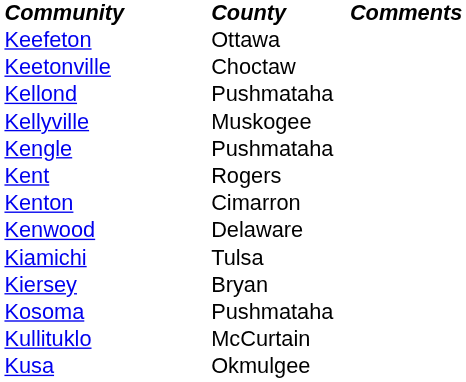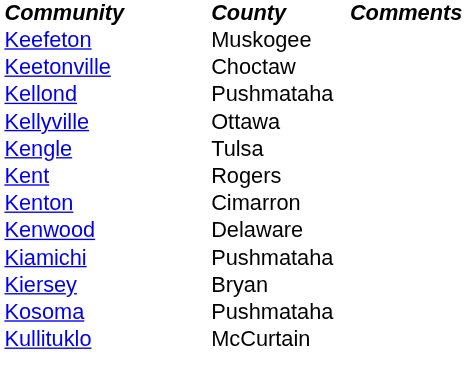(246, 39) Ottawa -> (261, 39) Muskogee
(261, 121) Muskogee -> (246, 121) Ottawa
(272, 148) Pushmataha -> (237, 148) Tulsa
(237, 257) Tulsa -> (272, 257) Pushmataha
- row: (29, 366)
